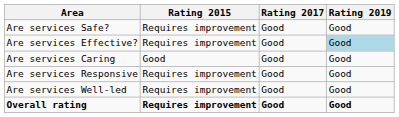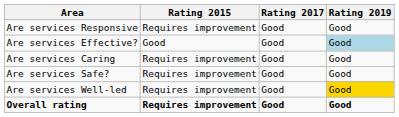rows swapped: (58, 28) <-> (72, 74)
(200, 43) Requires improvement -> (154, 43) Good
(154, 58) Good -> (200, 58) Requires improvement
(340, 89) no background -> (340, 89) gold background
